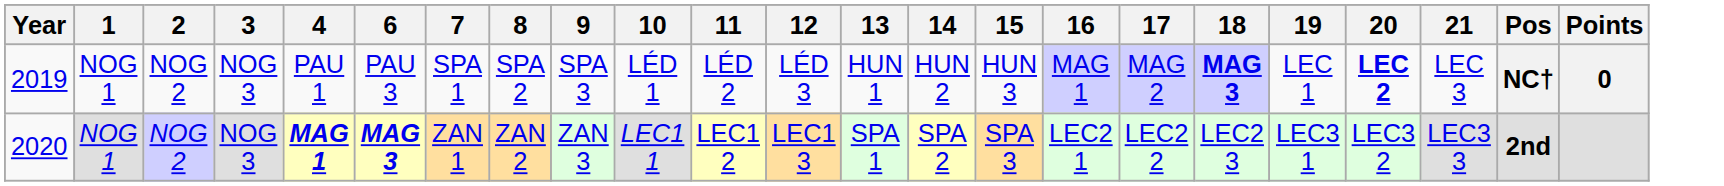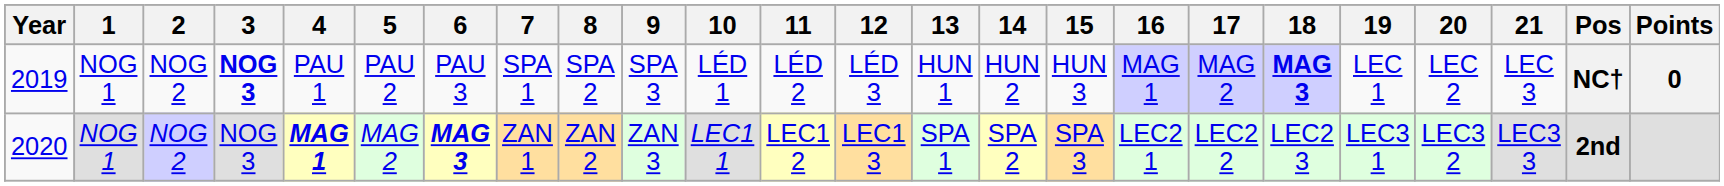+ column: (390, 25)
(248, 79) normal -> (248, 79) bold
(1383, 79) bold -> (1453, 79) normal
